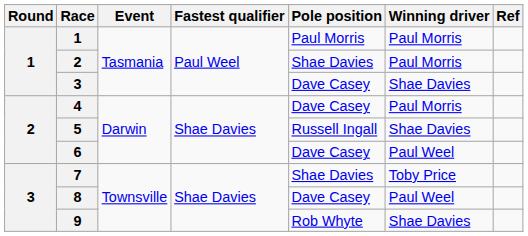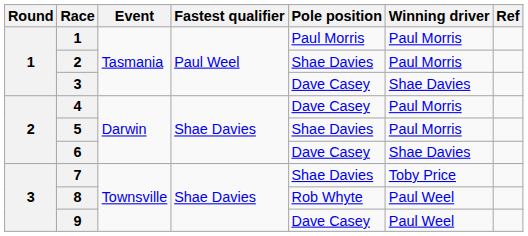(334, 129) Russell Ingall -> (332, 129) Shae Davies
(430, 129) Shae Davies -> (425, 129) Paul Morris
(421, 152) Paul Weel -> (430, 152) Shae Davies
(331, 197) Dave Casey -> (327, 197) Rob Whyte
(327, 220) Rob Whyte -> (331, 220) Dave Casey
(430, 220) Shae Davies -> (421, 220) Paul Weel
